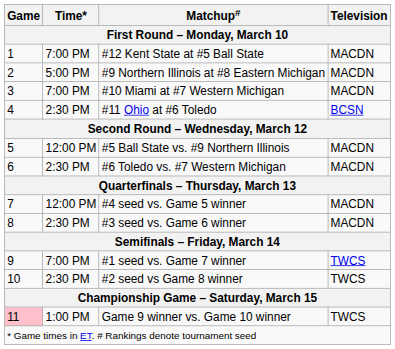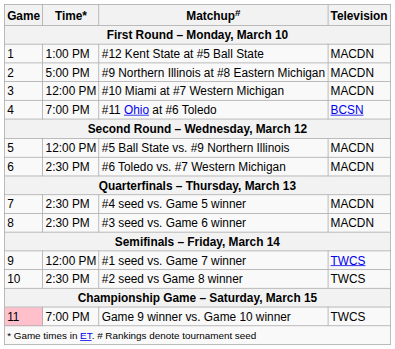(68, 54) 7:00 PM -> (68, 54) 1:00 PM
(68, 91) 7:00 PM -> (71, 91) 12:00 PM
(68, 110) 2:30 PM -> (68, 110) 7:00 PM
(71, 204) 12:00 PM -> (68, 204) 2:30 PM
(68, 260) 7:00 PM -> (71, 260) 12:00 PM
(68, 317) 1:00 PM -> (68, 317) 7:00 PM
